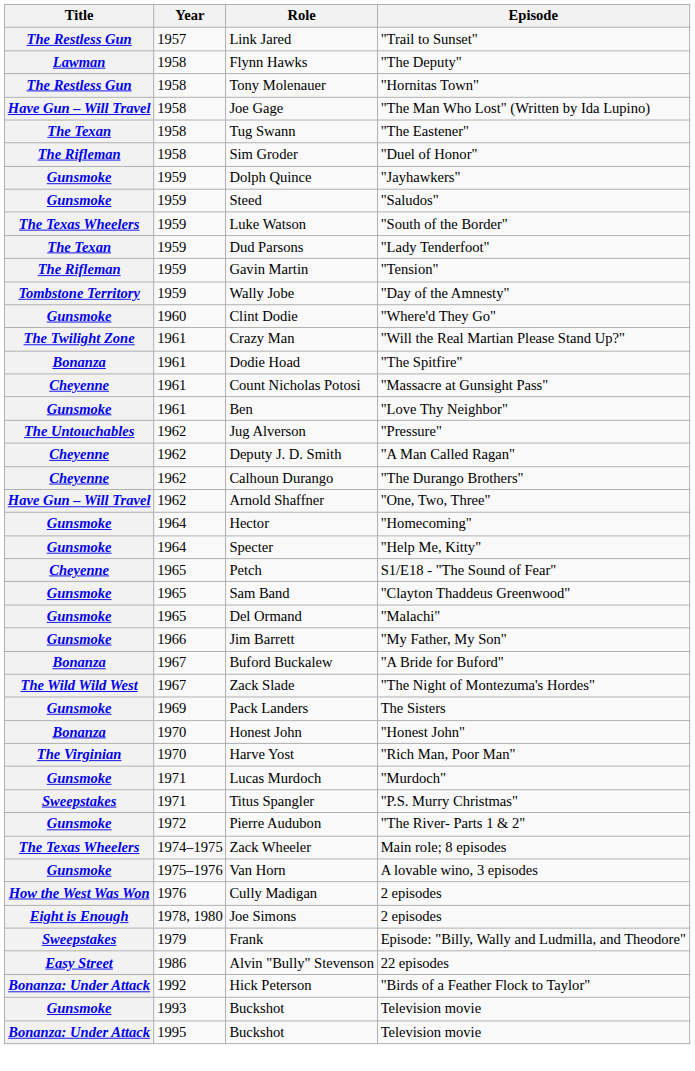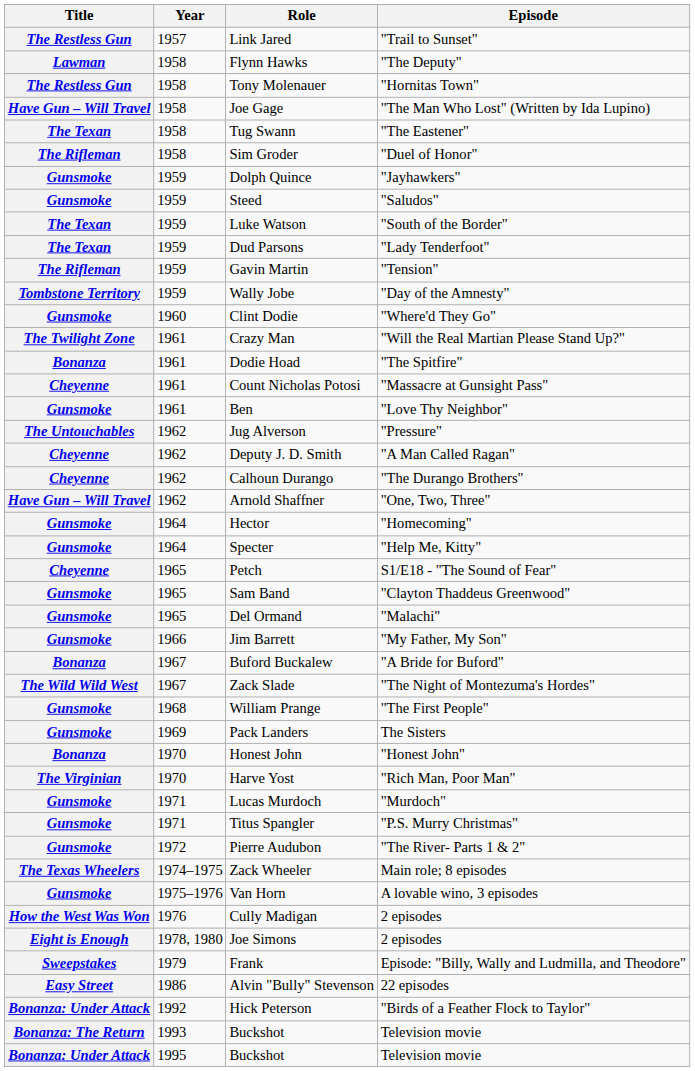(79, 223) The Texas Wheelers -> (79, 223) The Texan
+ row: (172, 708)
(79, 801) Sweepstakes -> (79, 824) Gunsmoke
(79, 1008) Gunsmoke -> (79, 1032) Bonanza: The Return
